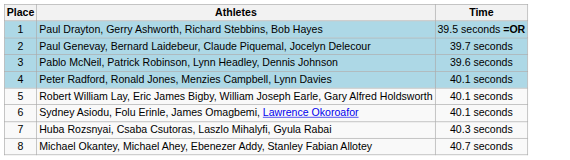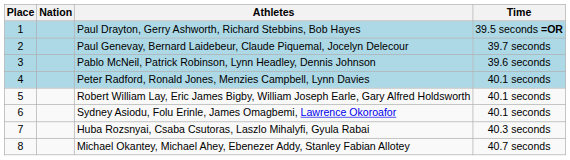+ column: (56, 12)
